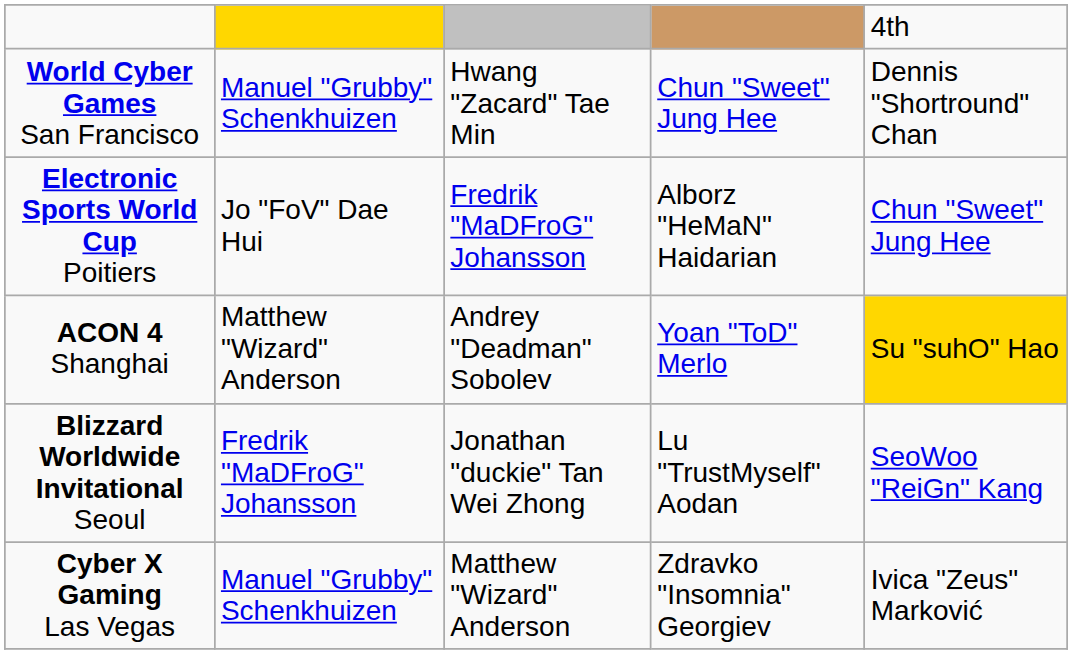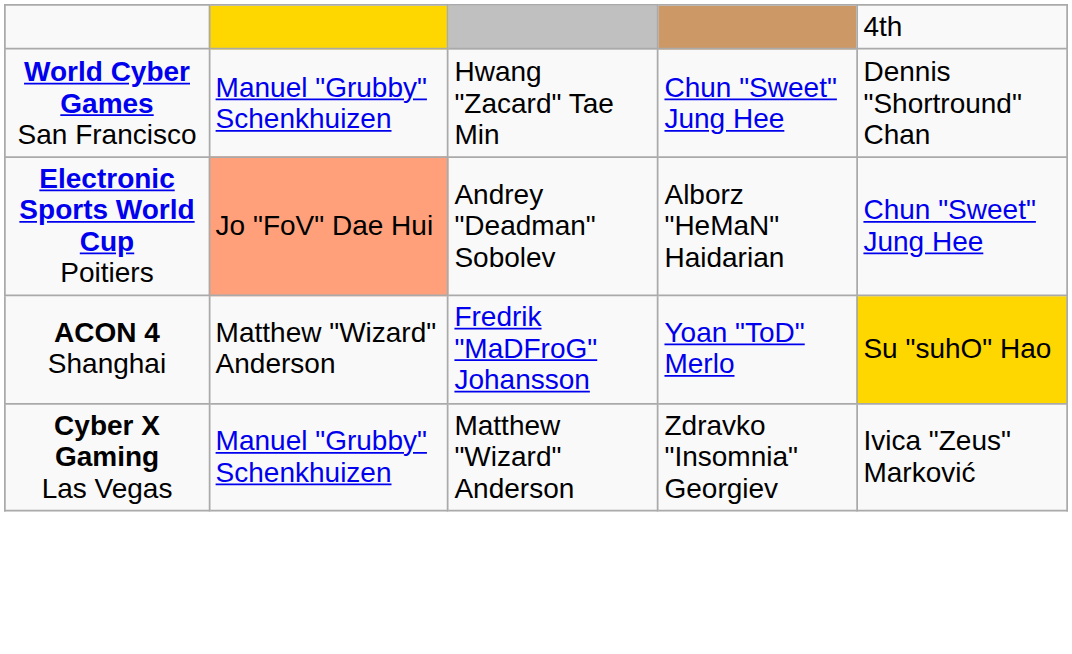(305, 225) no background -> (324, 225) lightsalmon background
(522, 225) Fredrik "MaDFroG" Johansson -> (525, 225) Andrey "Deadman" Sobolev
(521, 348) Andrey "Deadman" Sobolev -> (526, 348) Fredrik "MaDFroG" Johansson
- row: (110, 472)
